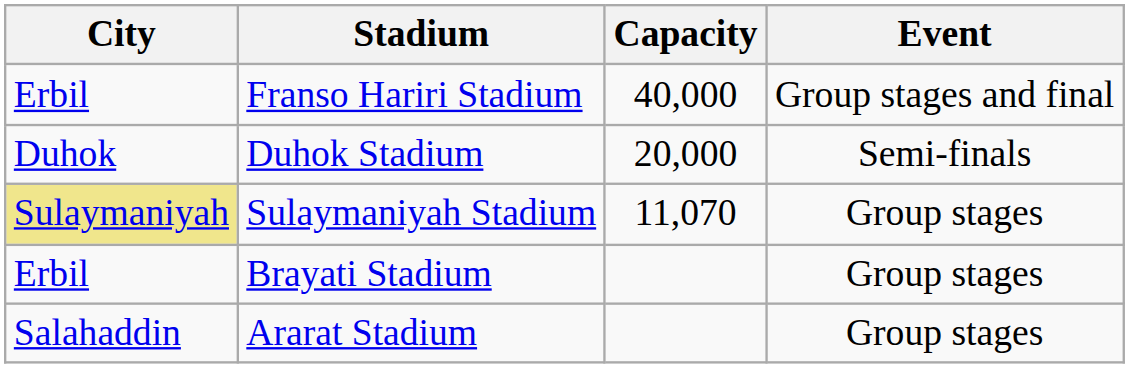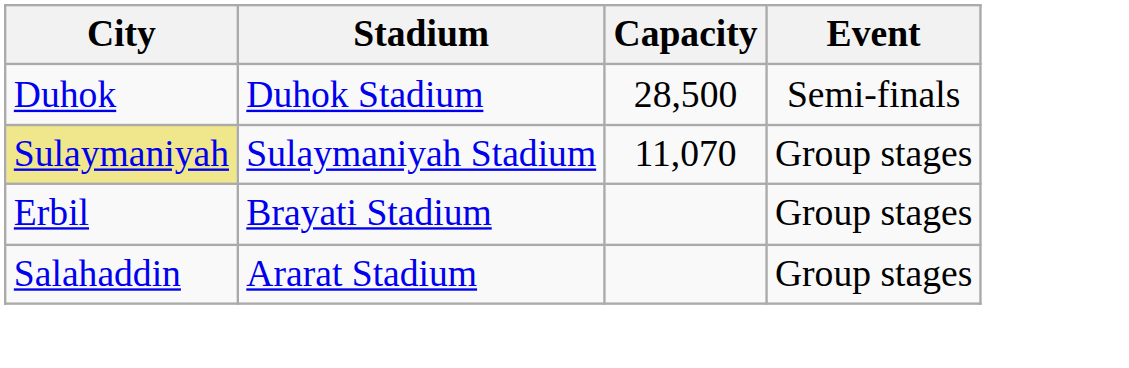- row: (414, 93)
(686, 153) 20,000 -> (686, 93) 28,500
